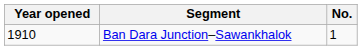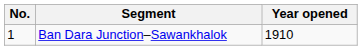columns swapped: (342, 14) <-> (52, 14)
